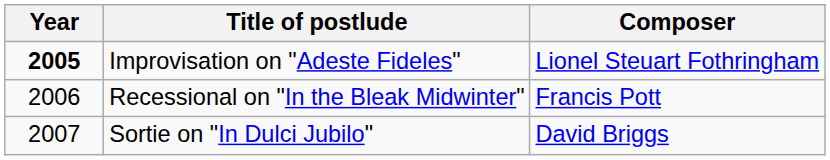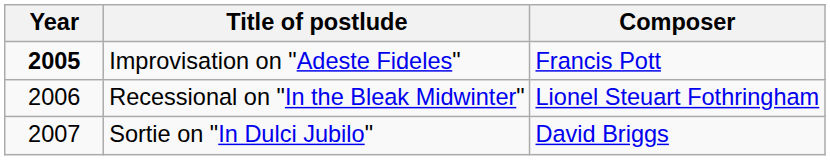(677, 60) Lionel Steuart Fothringham -> (598, 60) Francis Pott
(598, 97) Francis Pott -> (677, 97) Lionel Steuart Fothringham
